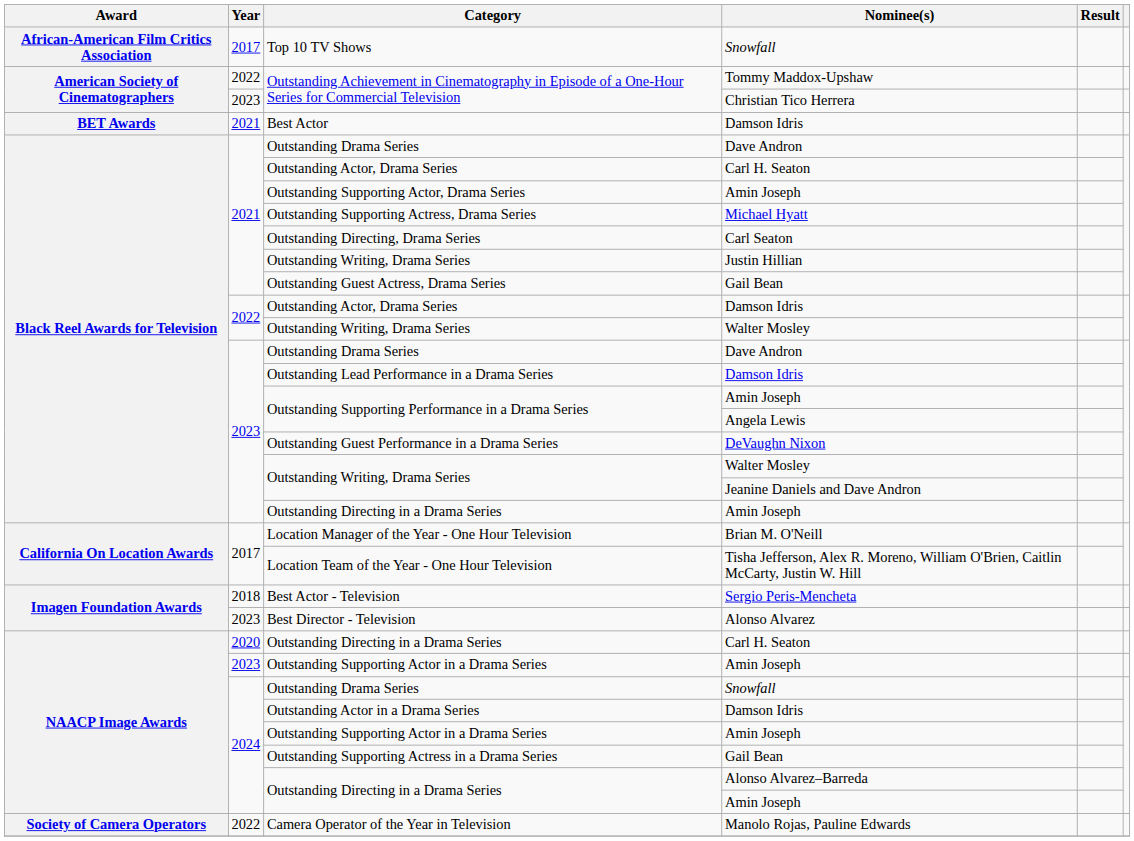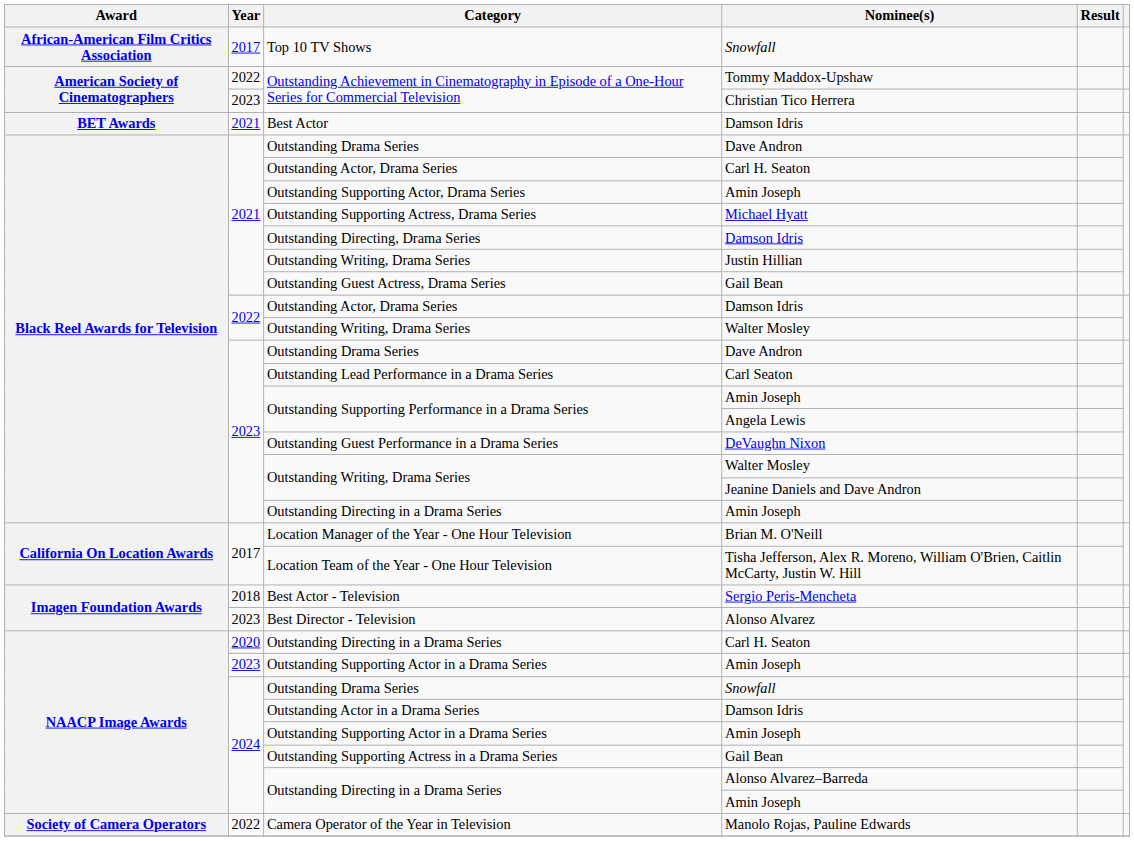(759, 237) Carl Seaton -> (764, 237) Damson Idris
(764, 374) Damson Idris -> (759, 374) Carl Seaton
